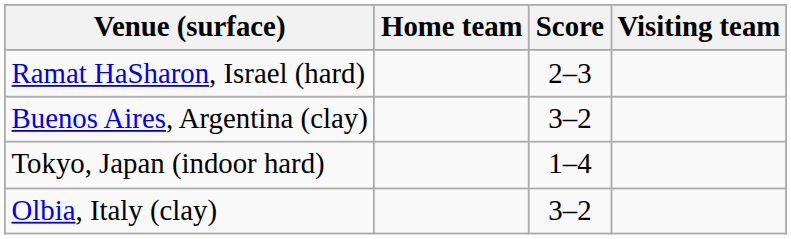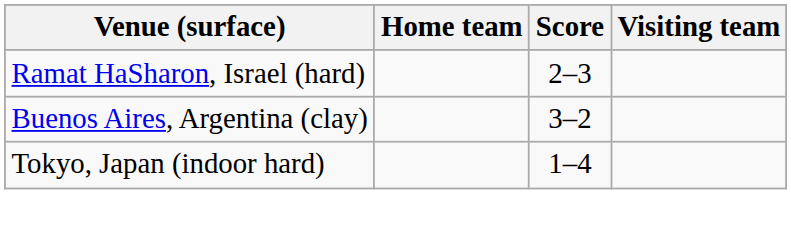- row: (114, 210)
